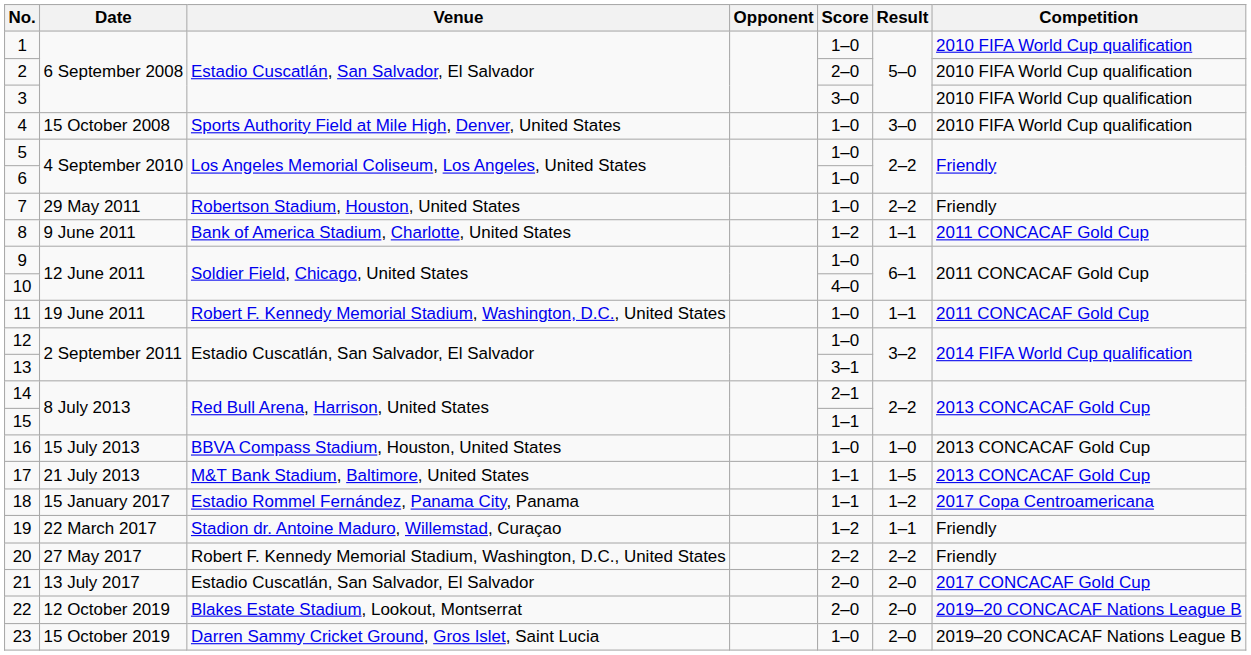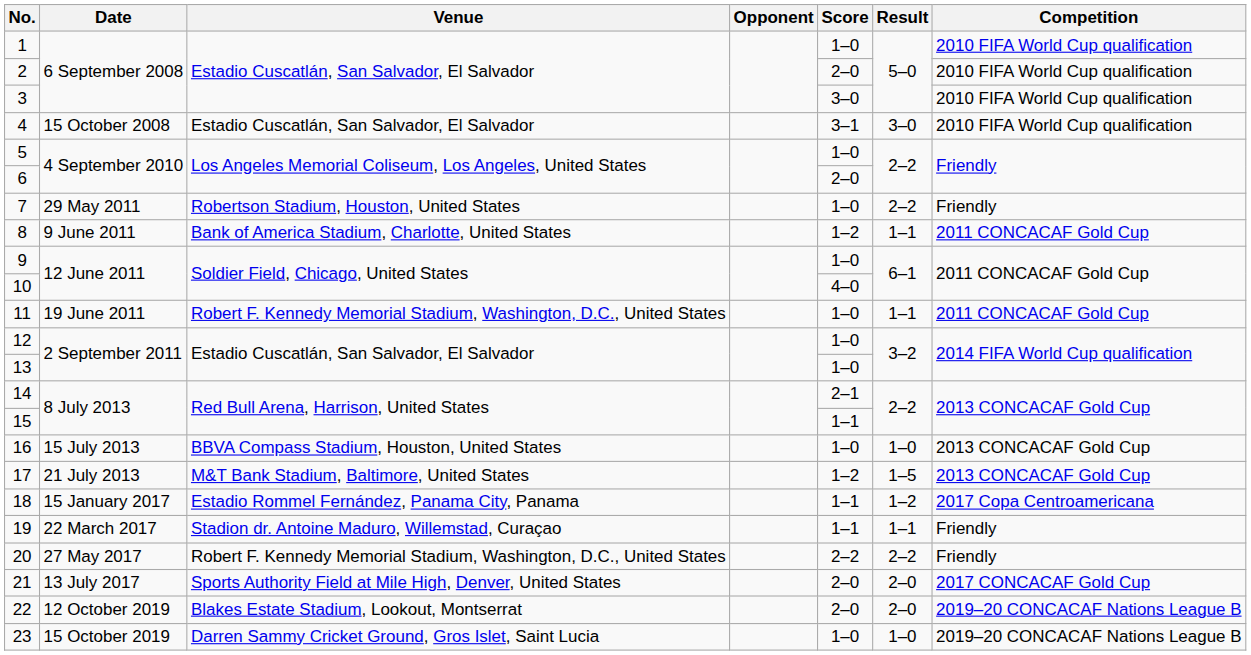(406, 125) Sports Authority Field at Mile High, Denver, United States -> (363, 125) Estadio Cuscatlán, San Salvador, El Salvador
(845, 125) 1–0 -> (845, 125) 3–1
(845, 179) 1–0 -> (845, 179) 2–0
(845, 367) 3–1 -> (845, 367) 1–0
(845, 475) 1–1 -> (845, 475) 1–2
(845, 529) 1–2 -> (845, 529) 1–1
(363, 582) Estadio Cuscatlán, San Salvador, El Salvador -> (406, 582) Sports Authority Field at Mile High, Denver, United States
(902, 636) 2–0 -> (902, 636) 1–0
